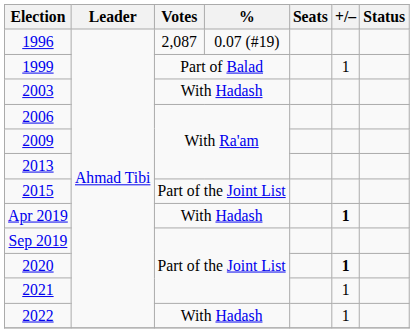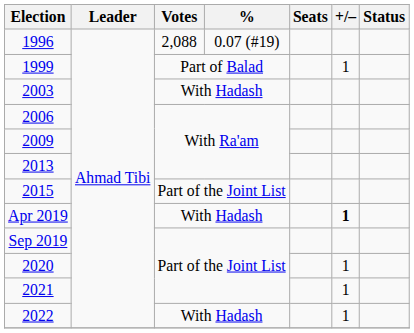(179, 41) 2,087 -> (179, 41) 2,088
(346, 265) bold -> (346, 265) normal
